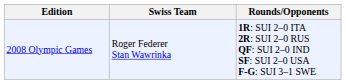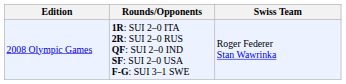columns swapped: (173, 12) <-> (289, 12)
